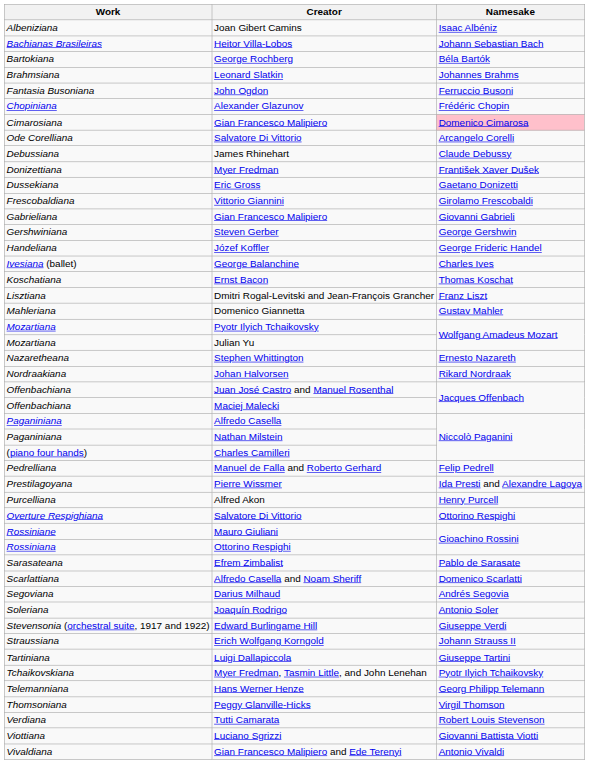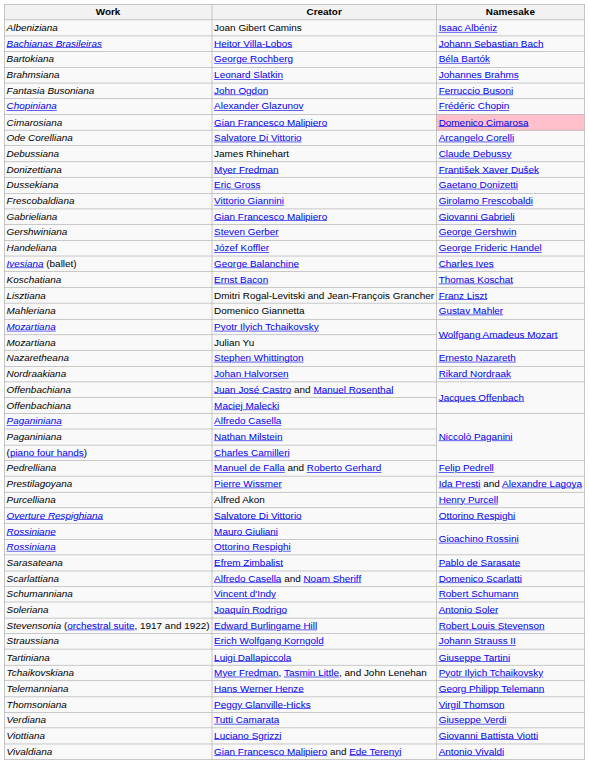+ row: (40, 594)
- row: (30, 594)
(473, 625) Giuseppe Verdi -> (492, 625) Robert Louis Stevenson
(492, 720) Robert Louis Stevenson -> (473, 720) Giuseppe Verdi
